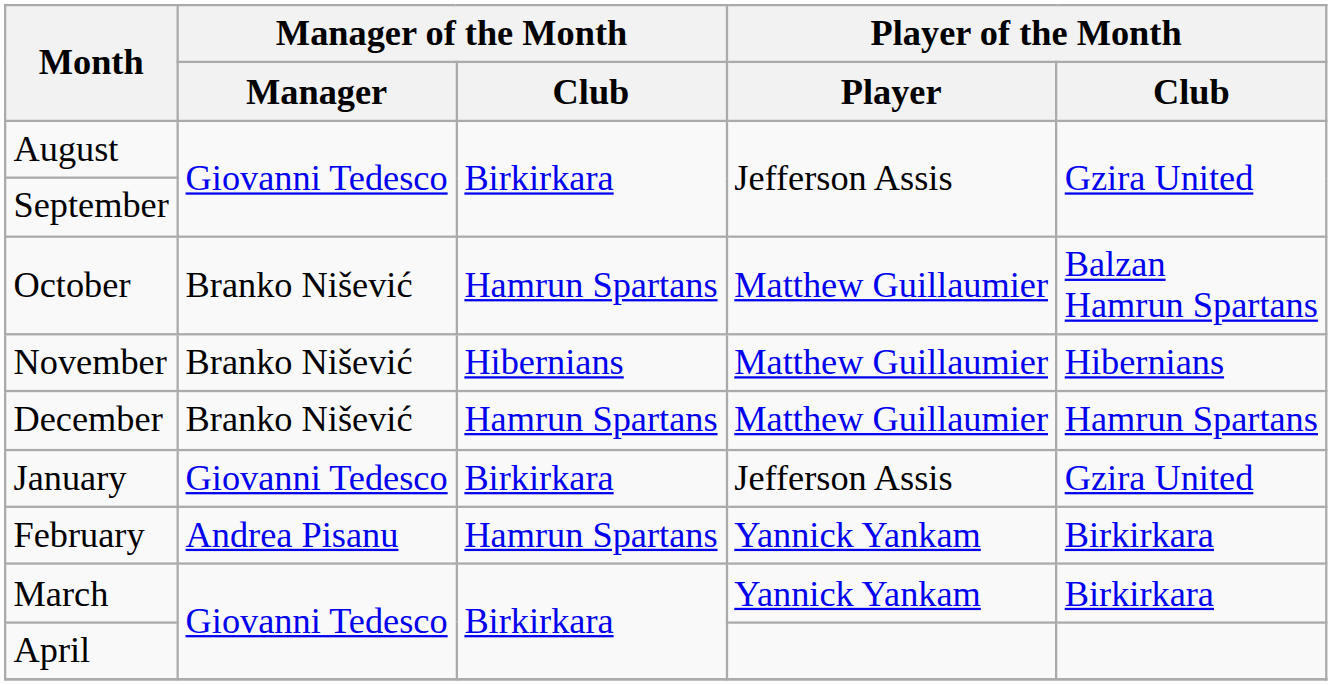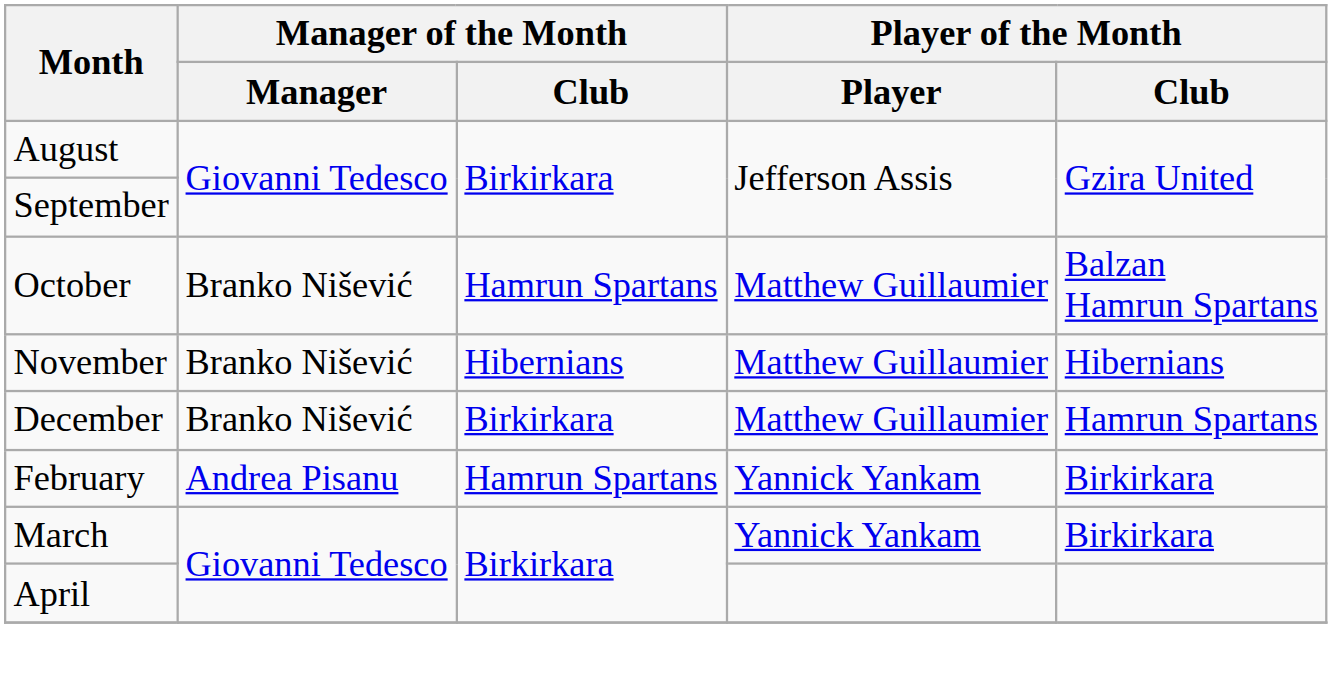(591, 419) Hamrun Spartans -> (539, 419) Birkirkara
- row: (70, 477)
